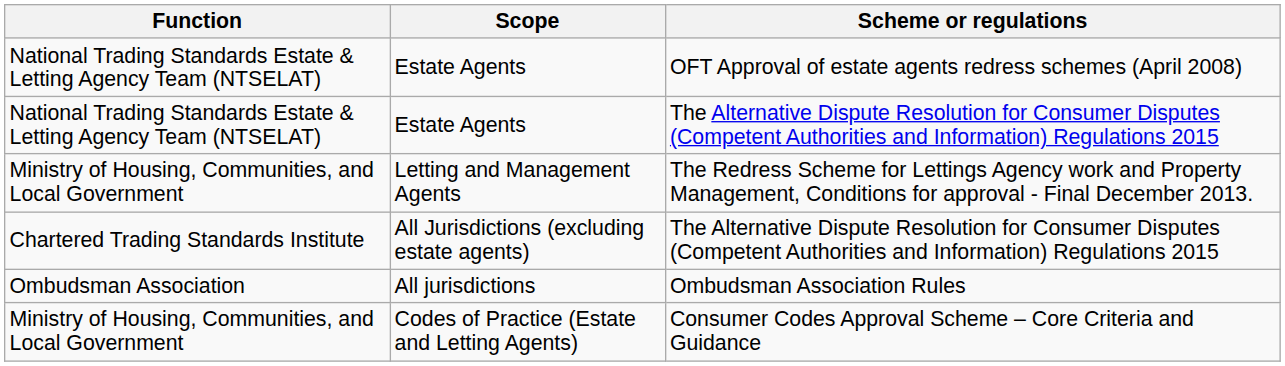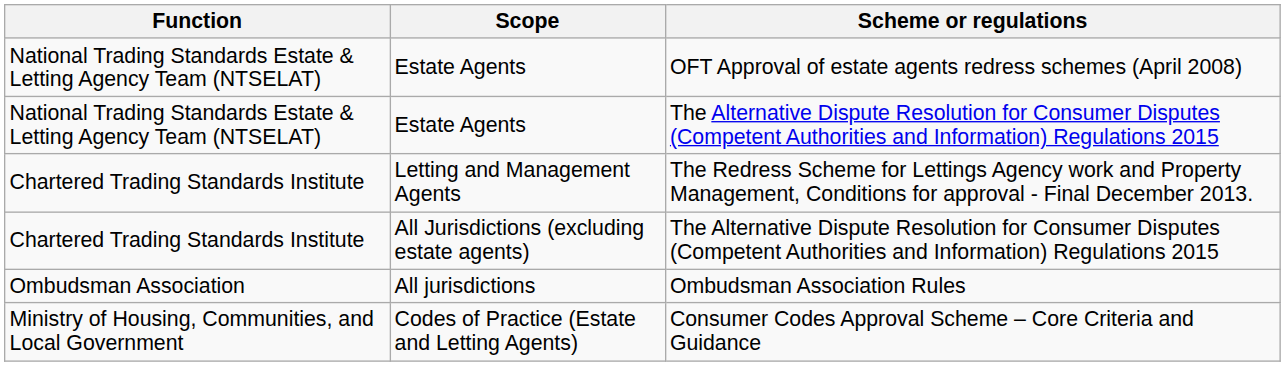(192, 182) Ministry of Housing, Communities, and Local Government -> (187, 182) Chartered Trading Standards Institute
